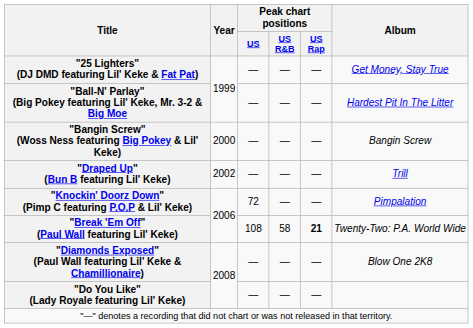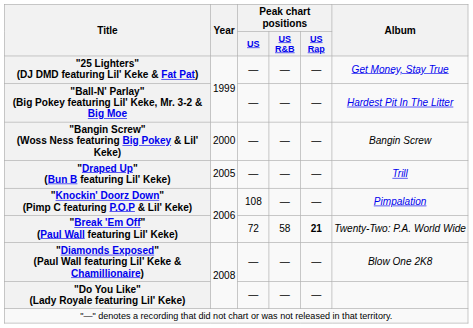(224, 174) 2002 -> (224, 174) 2005
(253, 201) 72 -> (253, 201) 108
(253, 229) 108 -> (253, 229) 72
